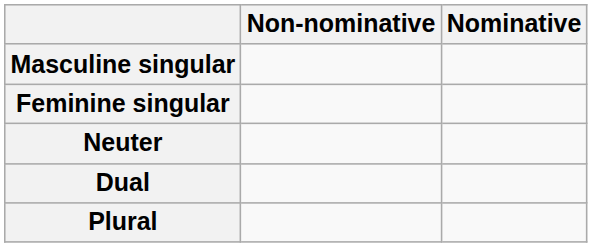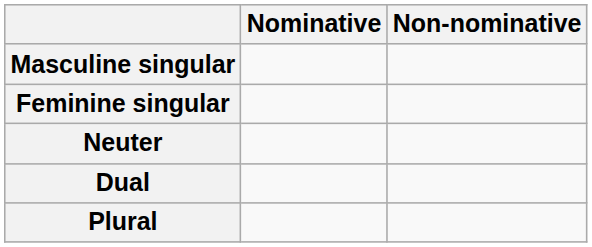columns swapped: (514, 24) <-> (341, 24)
